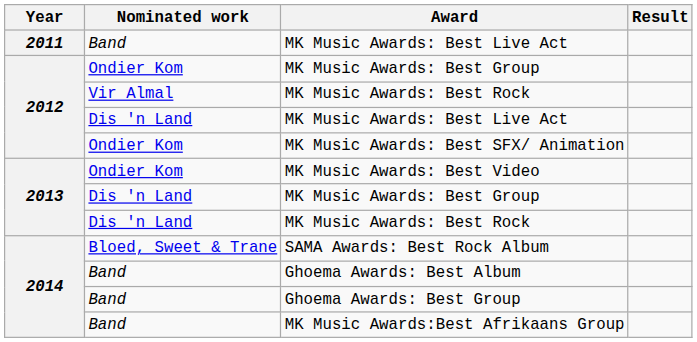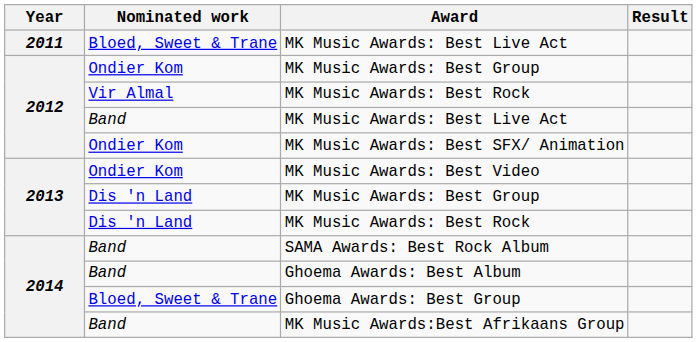(107, 43) Band -> (183, 43) Bloed, Sweet & Trane
(140, 120) Dis 'n Land -> (107, 120) Band
(183, 248) Bloed, Sweet & Trane -> (107, 248) Band
(107, 299) Band -> (183, 299) Bloed, Sweet & Trane
